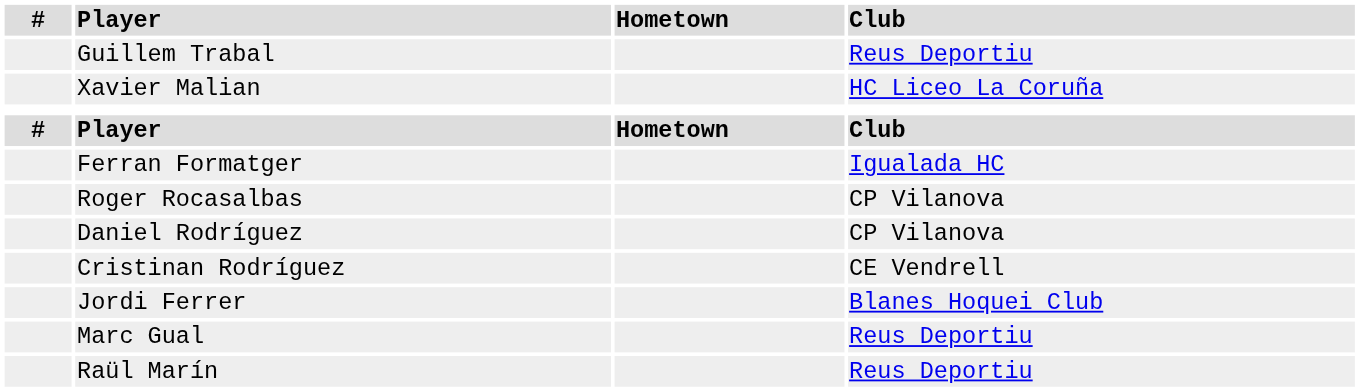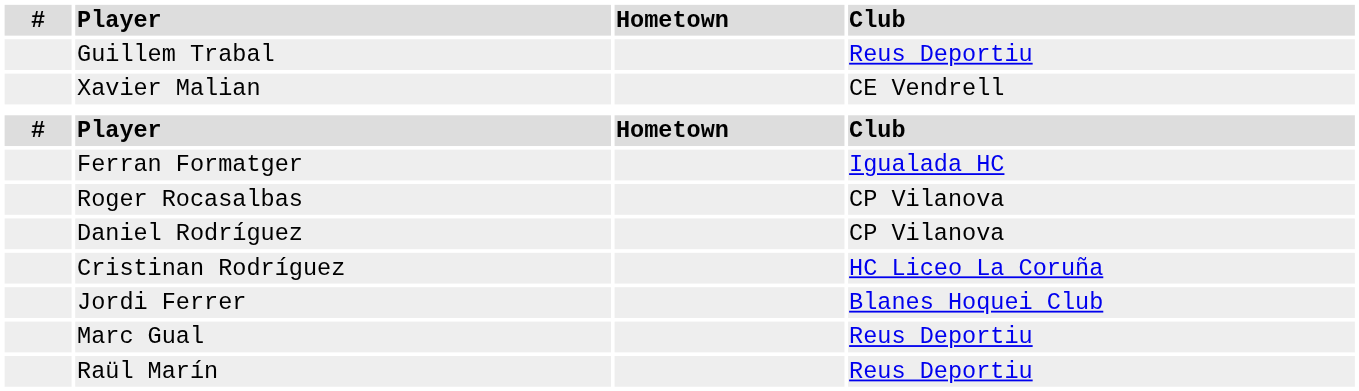(976, 89) HC Liceo La Coruña -> (927, 89) CE Vendrell
(927, 268) CE Vendrell -> (976, 268) HC Liceo La Coruña
